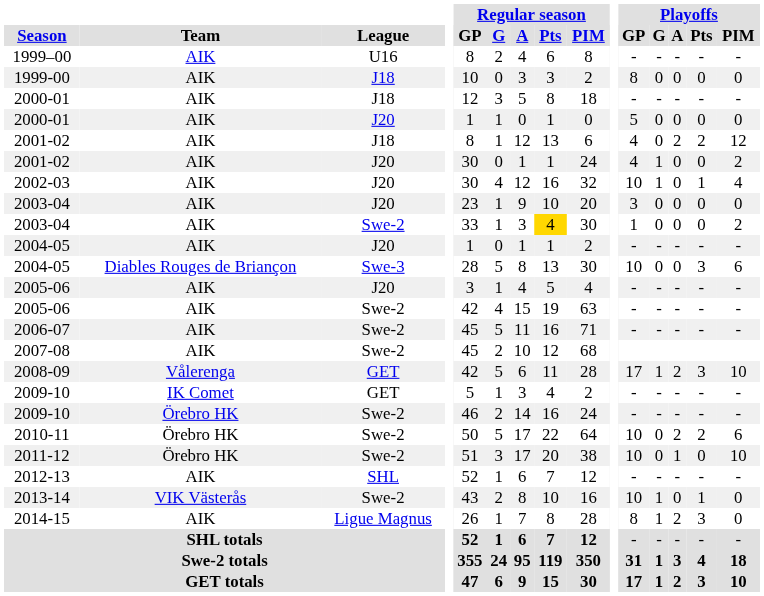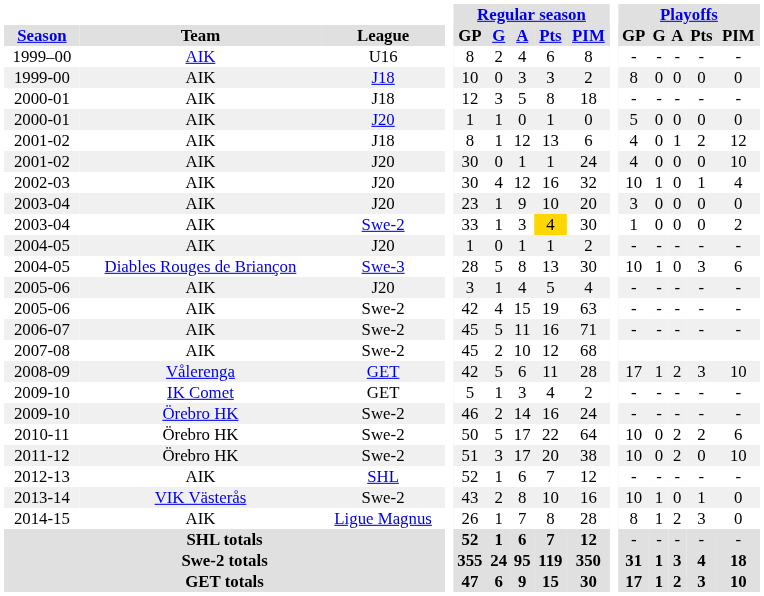(677, 140) 2 -> (677, 140) 1
(659, 161) 1 -> (659, 161) 0
(738, 161) 2 -> (738, 161) 10
(659, 266) 0 -> (659, 266) 1
(677, 455) 1 -> (677, 455) 2
